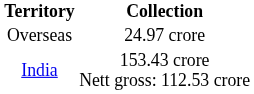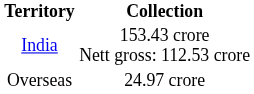rows swapped: (40, 70) <-> (40, 35)
